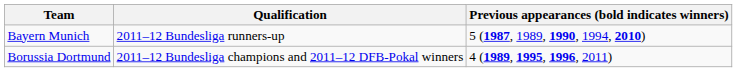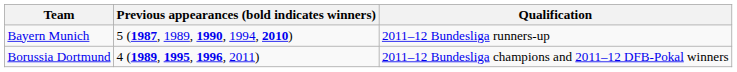columns swapped: (290, 14) <-> (599, 14)
